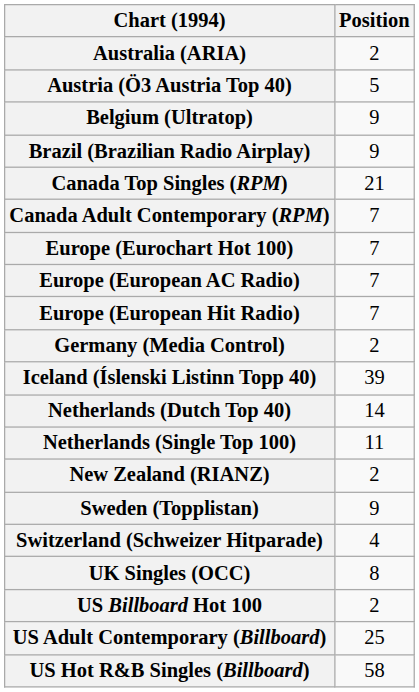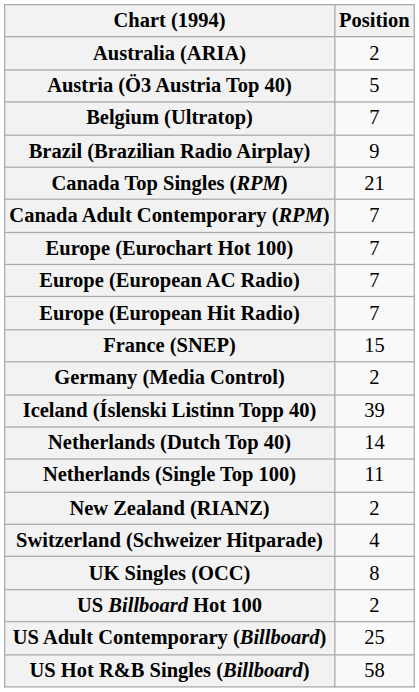(374, 118) 9 -> (374, 118) 7
+ row: (169, 345)
- row: (170, 507)
